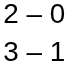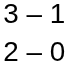rows swapped: (34, 13) <-> (34, 51)
